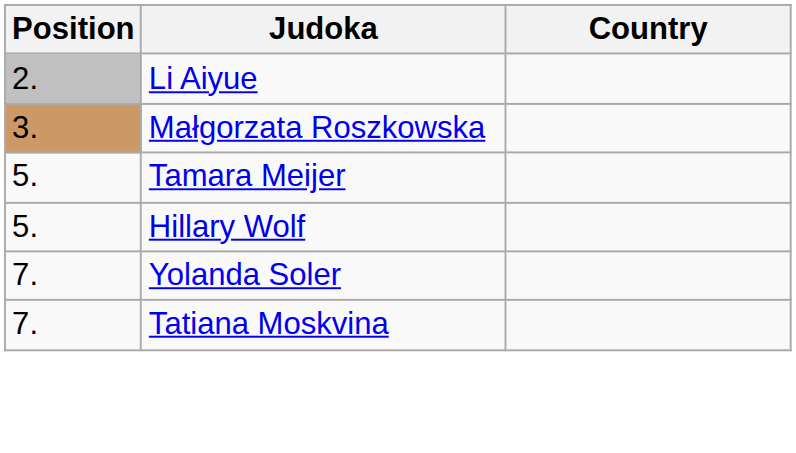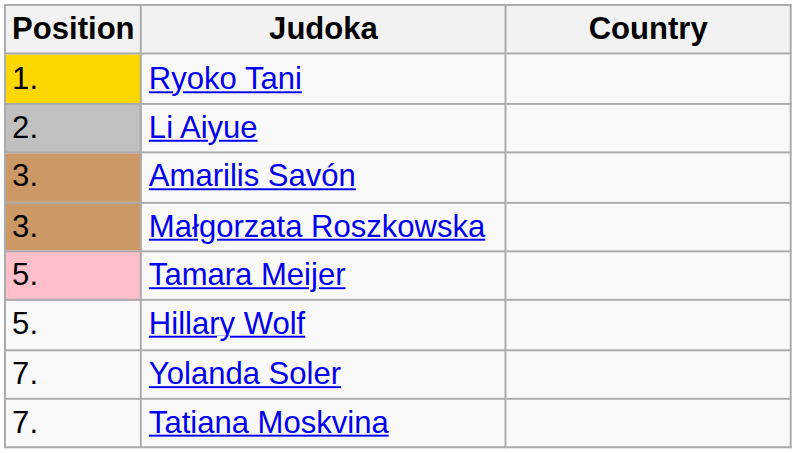+ row: (225, 78)
+ row: (252, 176)
(25, 176) no background -> (25, 275) pink background
